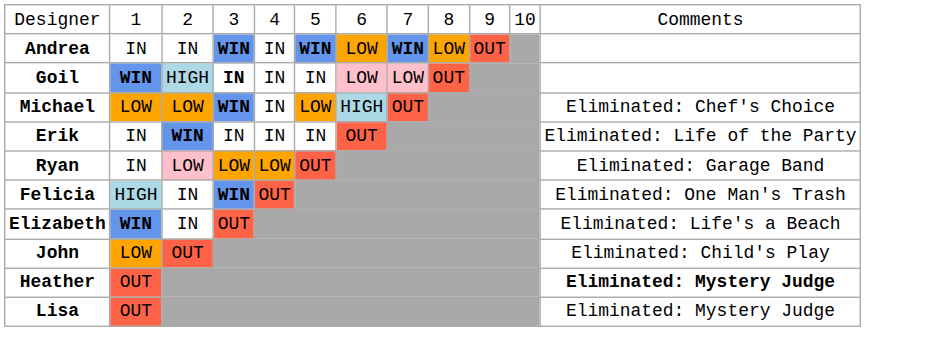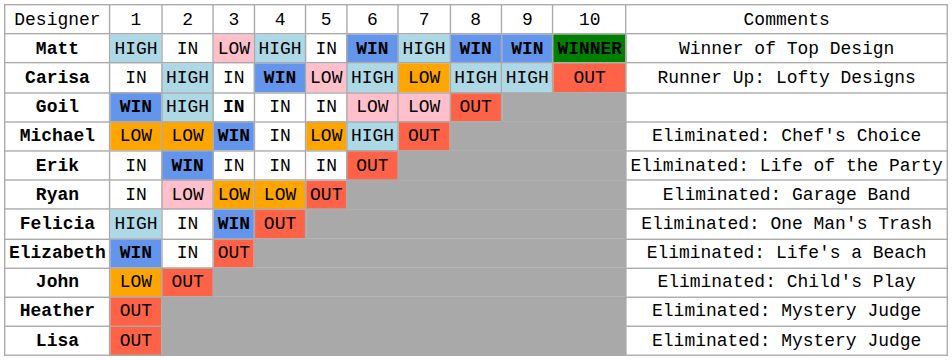+ row: (57, 49)
+ row: (57, 78)
- row: (57, 49)
(700, 282) bold -> (787, 312) normal
